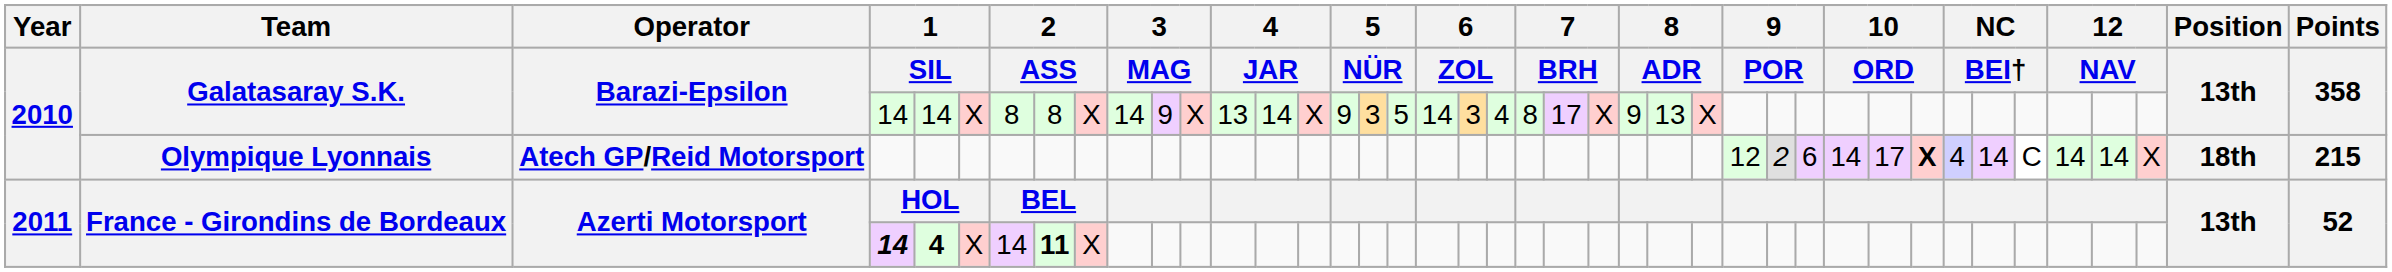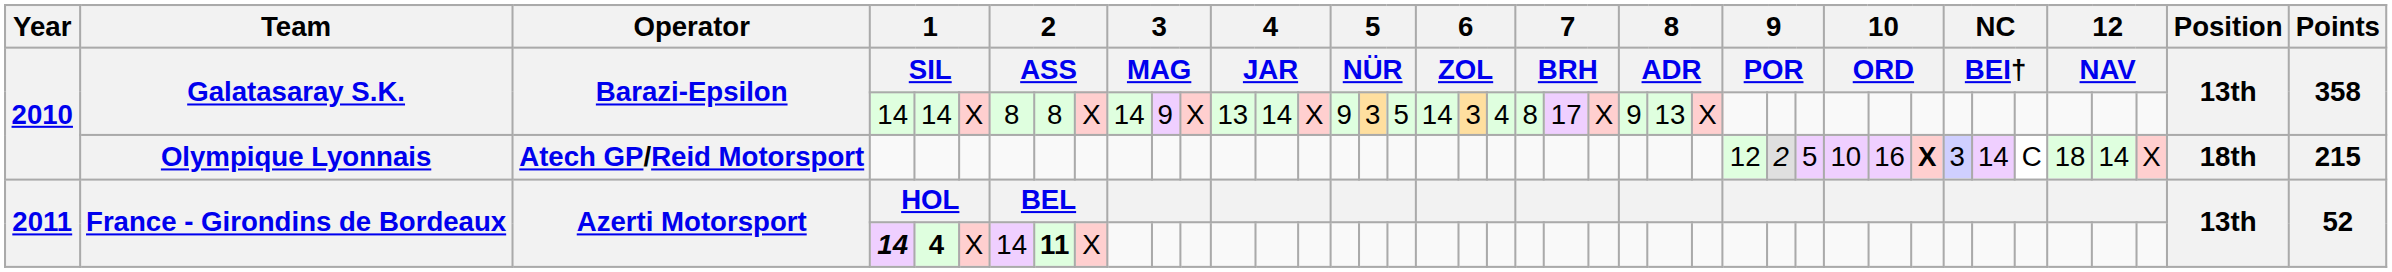(1810, 157) 6 -> (1810, 157) 5
(1846, 157) 14 -> (1846, 157) 10
(1890, 157) 17 -> (1890, 157) 16
(1957, 157) 4 -> (1957, 157) 3
(2070, 157) 14 -> (2070, 157) 18
